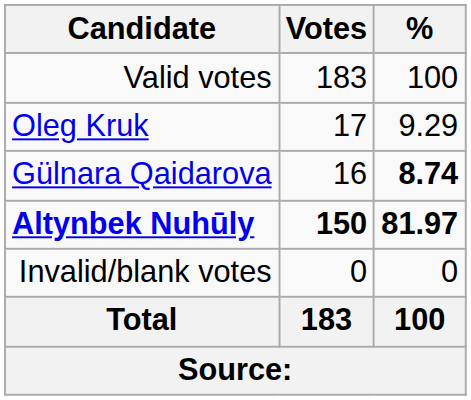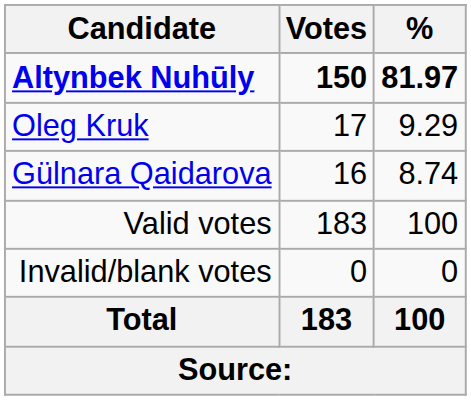rows swapped: (133, 223) <-> (198, 77)
(428, 175) bold -> (428, 175) normal
